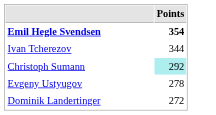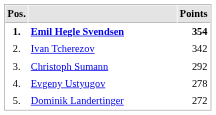+ column: (17, 13)
(177, 49) 344 -> (200, 49) 342
(177, 66) paleturquoise background -> (200, 66) no background
